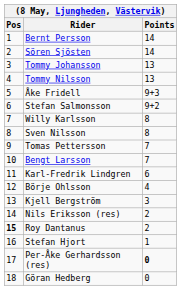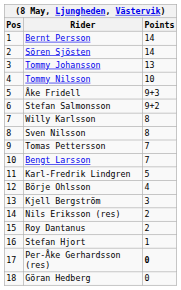(149, 79) 13 -> (149, 79) 10
(147, 174) 6 -> (147, 174) 5
(11, 228) bold -> (11, 228) normal
